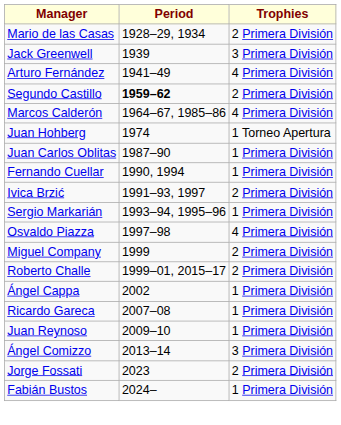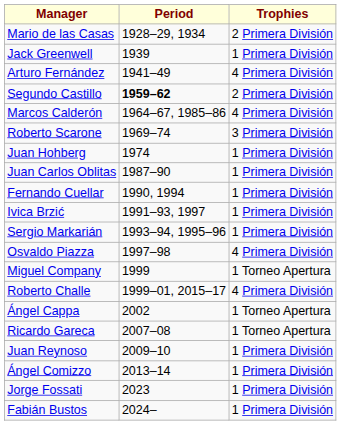(282, 53) 3 Primera División -> (282, 53) 1 Primera División
+ row: (54, 133)
(281, 133) 1 Torneo Apertura -> (282, 152) 1 Primera División
(282, 192) 2 Primera División -> (282, 212) 1 Primera División
(282, 251) 2 Primera División -> (281, 271) 1 Torneo Apertura
(282, 271) 2 Primera División -> (282, 291) 4 Primera División
(282, 291) 1 Primera División -> (281, 311) 1 Torneo Apertura
(282, 311) 1 Primera División -> (281, 331) 1 Torneo Apertura
(282, 350) 3 Primera División -> (282, 370) 1 Primera División
(282, 370) 2 Primera División -> (282, 390) 1 Primera División
